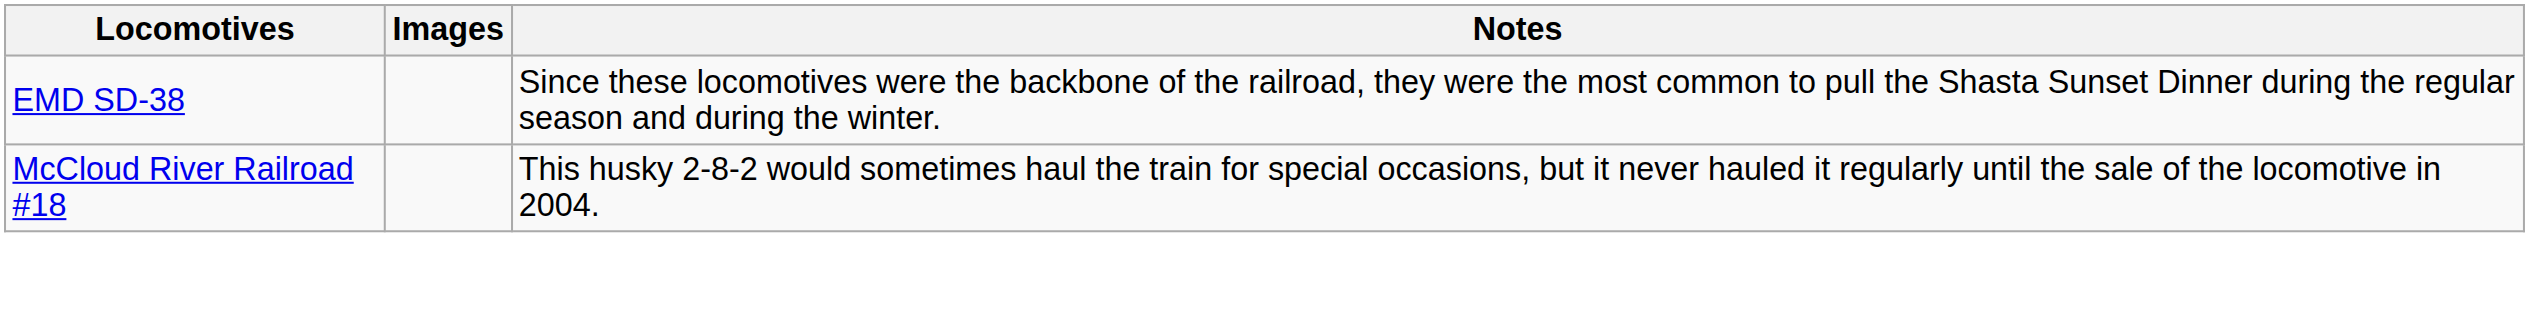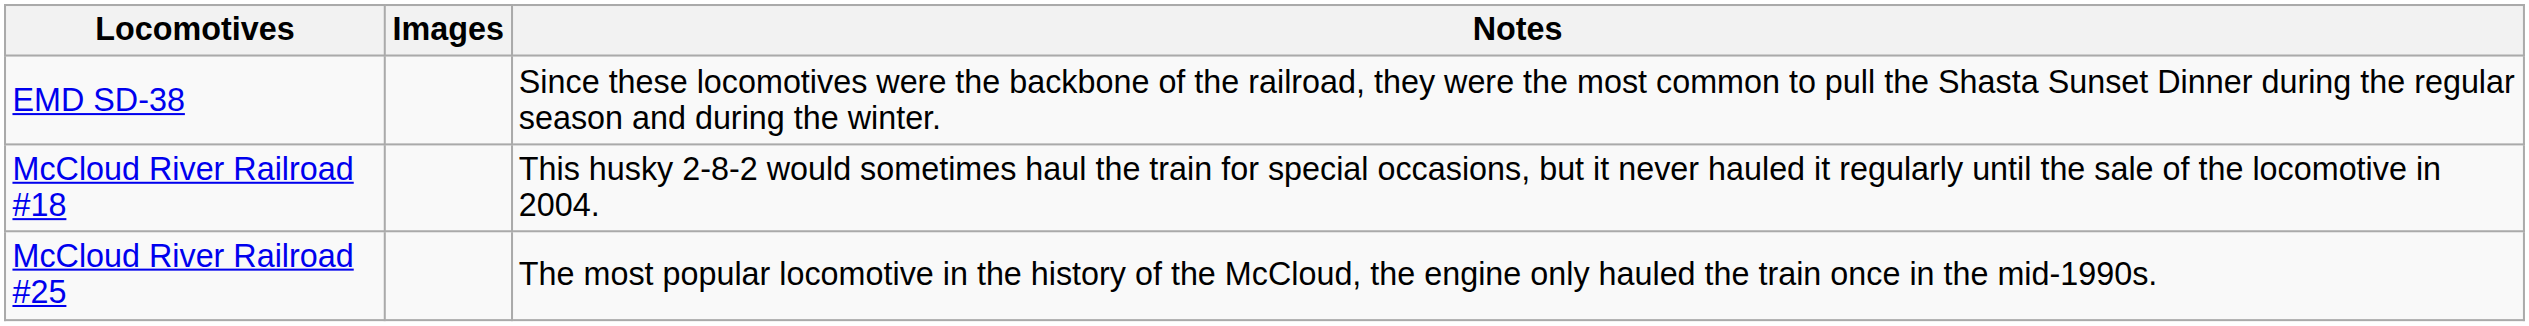+ row: (183, 274)
